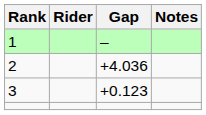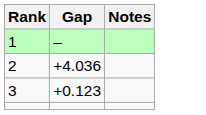- column: (73, 17)
